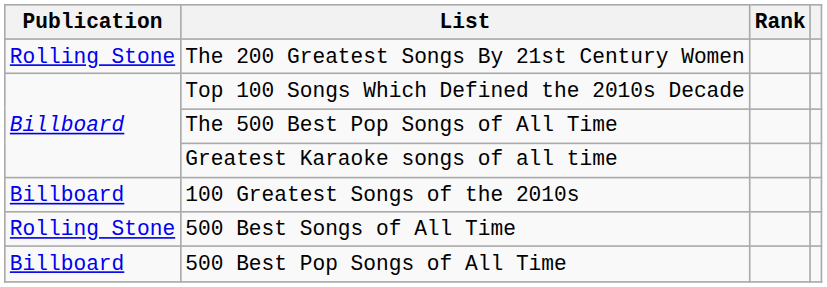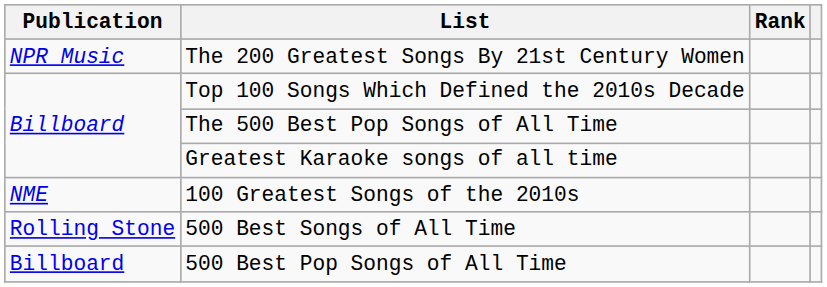(93, 57) Rolling Stone -> (67, 57) NPR Music
(67, 195) Billboard -> (29, 195) NME
